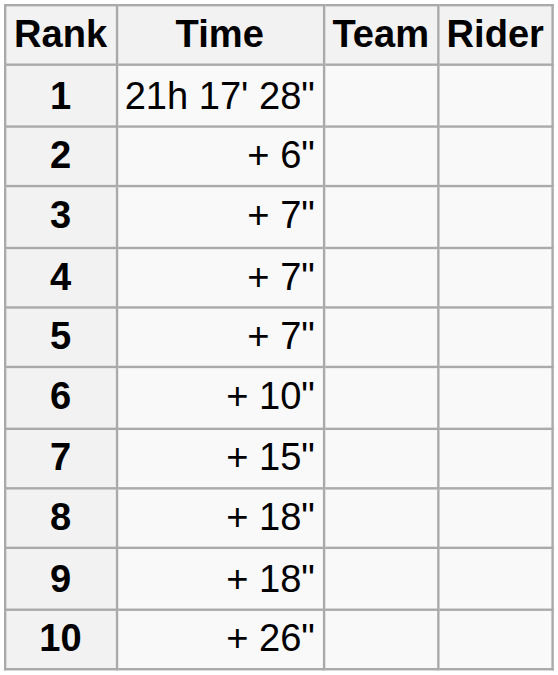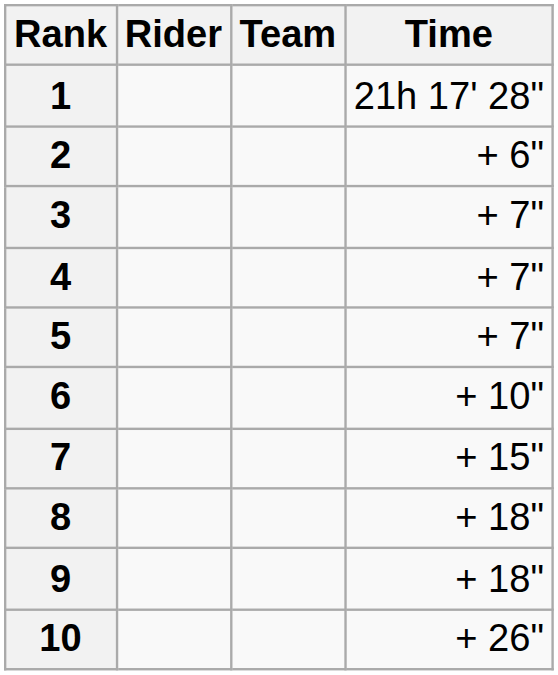columns swapped: (495, 34) <-> (220, 34)
